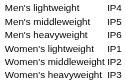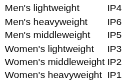rows swapped: (48, 21) <-> (46, 35)
(114, 48) IP1 -> (114, 48) IP3
(114, 75) IP3 -> (114, 75) IP1
